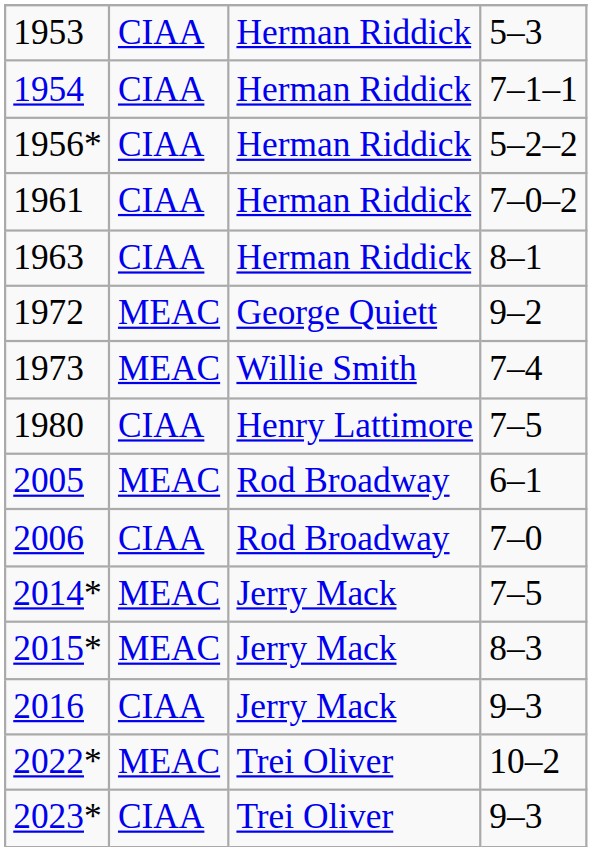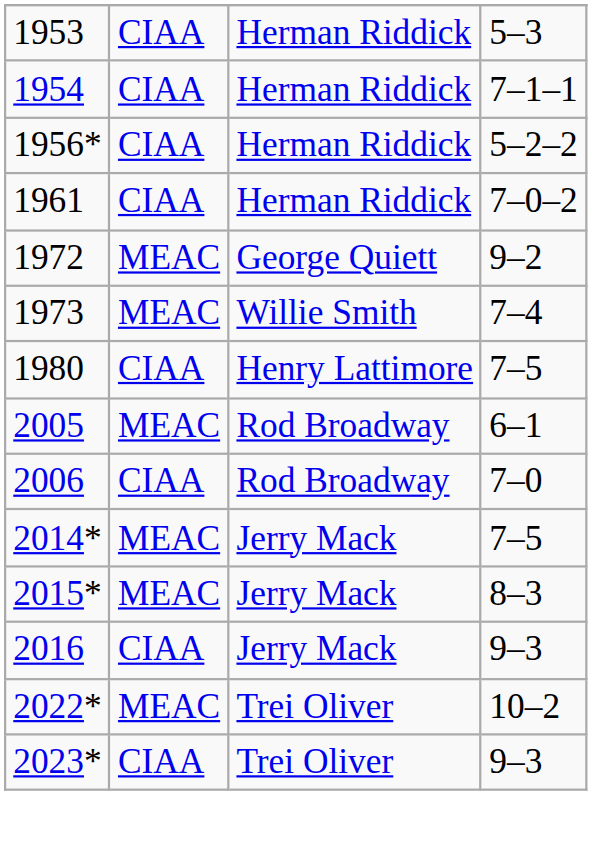- row: (49, 256)
